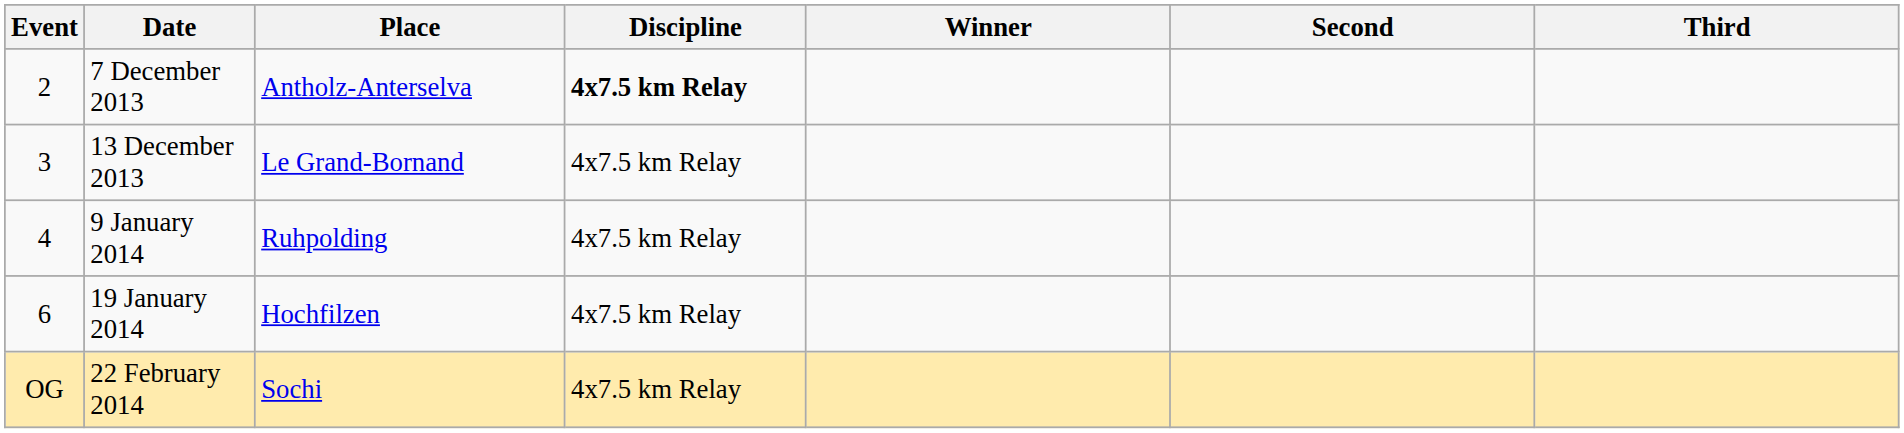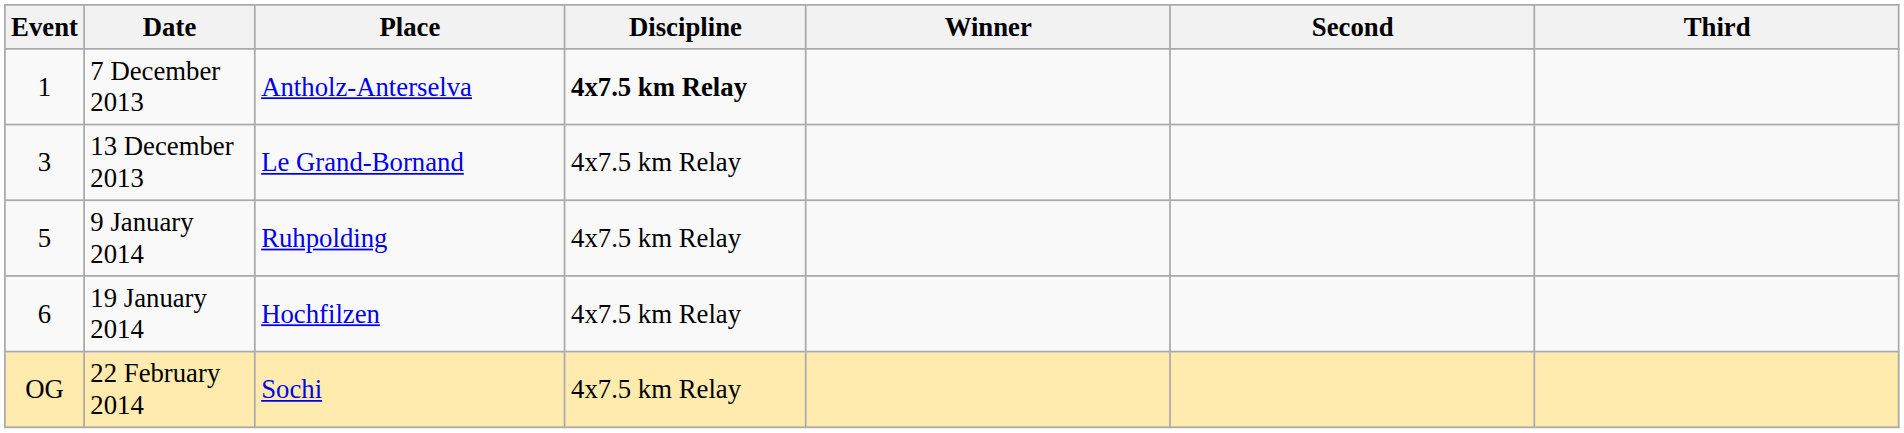(45, 86) 2 -> (45, 86) 1
(45, 238) 4 -> (45, 238) 5
